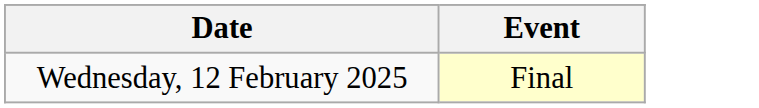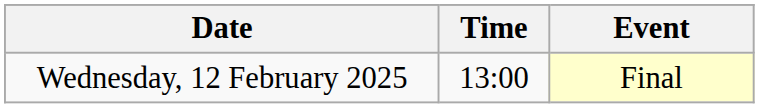+ column: (494, 28)
